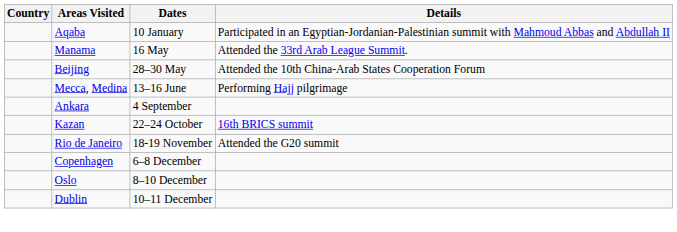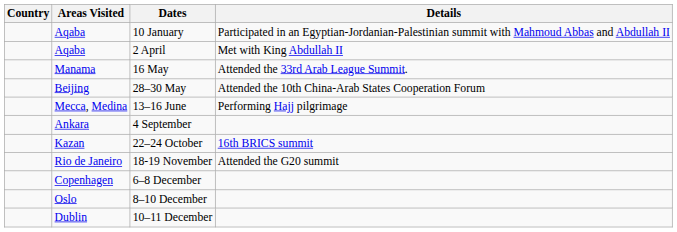+ row: (149, 50)
